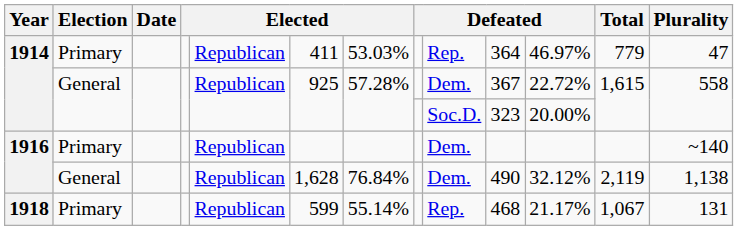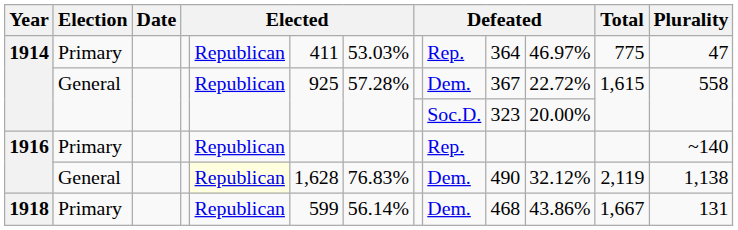(629, 51) 779 -> (629, 51) 775
(449, 146) Dem. -> (446, 146) Rep.
(240, 177) no background -> (240, 177) lightyellow background
(378, 177) 76.84% -> (378, 177) 76.83%
(378, 209) 55.14% -> (378, 209) 56.14%
(446, 209) Rep. -> (449, 209) Dem.
(560, 209) 21.17% -> (560, 209) 43.86%
(622, 209) 1,067 -> (622, 209) 1,667
